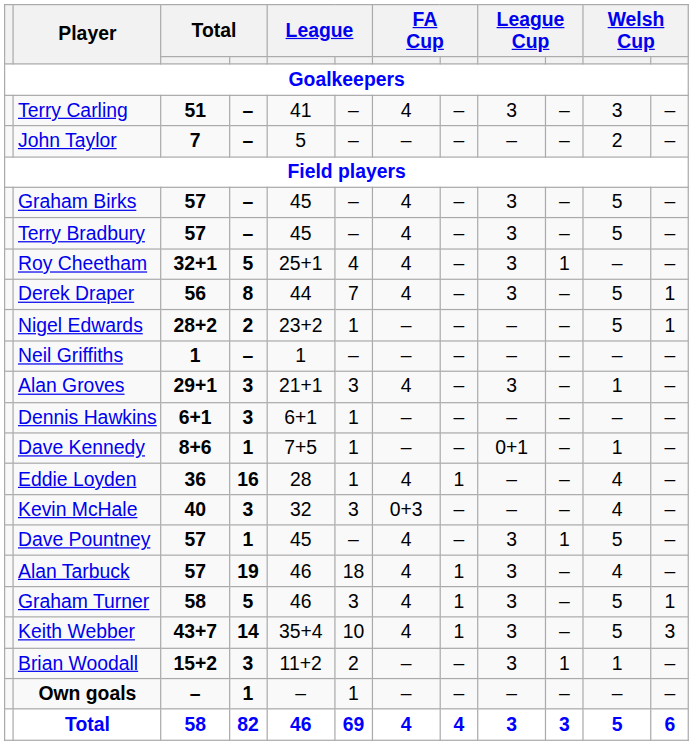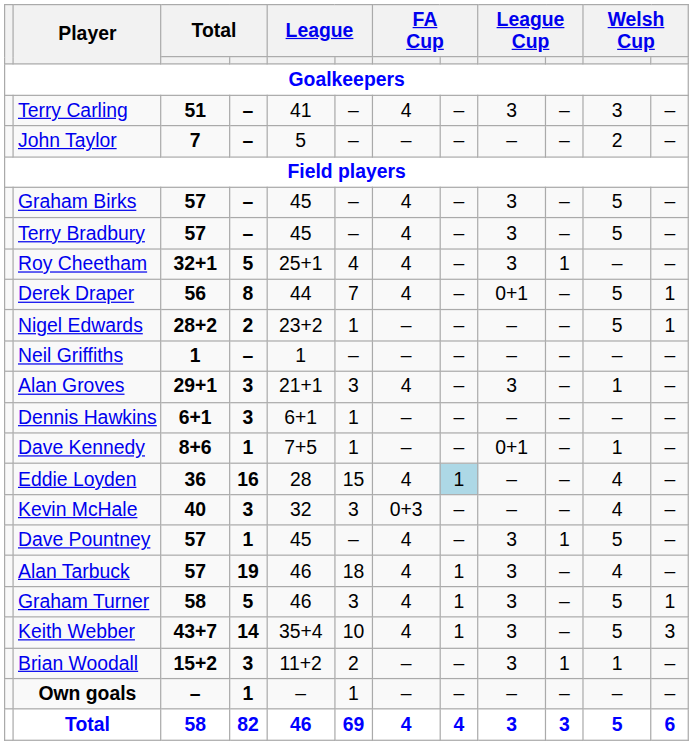(512, 294) 3 -> (512, 294) 0+1
(353, 478) 1 -> (353, 478) 15
(459, 478) no background -> (459, 478) lightblue background
